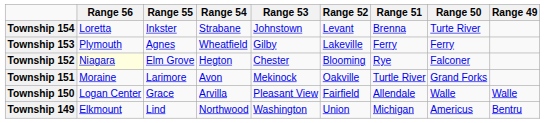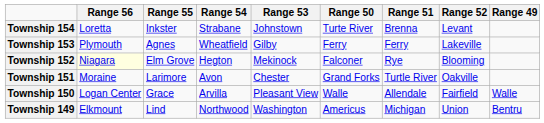columns swapped: (346, 12) <-> (459, 12)
(271, 61) Chester -> (275, 61) Mekinock
(275, 77) Mekinock -> (271, 77) Chester
